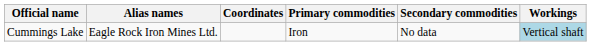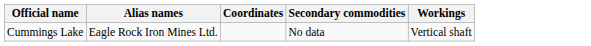- column: (342, 13)
(553, 31) lightblue background -> (441, 31) no background
